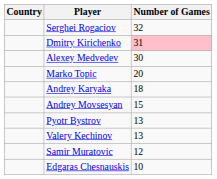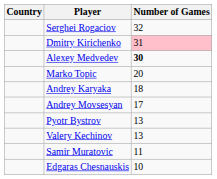(138, 58) normal -> (138, 58) bold
(138, 105) 15 -> (138, 105) 17
(138, 151) 12 -> (138, 151) 11
